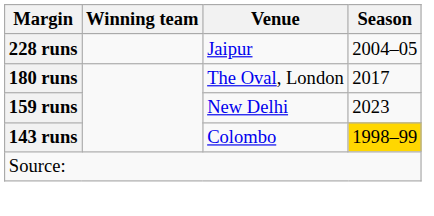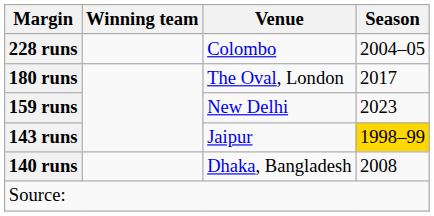(230, 48) Jaipur -> (242, 48) Colombo
(242, 136) Colombo -> (230, 136) Jaipur
+ row: (43, 166)
